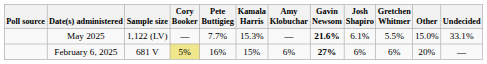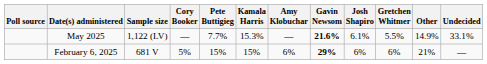(427, 36) 15.0% -> (427, 36) 14.9%
(185, 52) khaki background -> (185, 52) no background
(218, 52) 16% -> (218, 52) 15%
(327, 52) 27% -> (327, 52) 29%
(427, 52) 20% -> (427, 52) 21%
